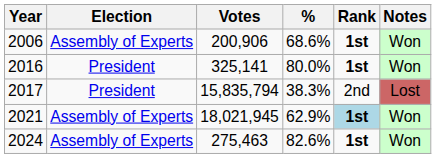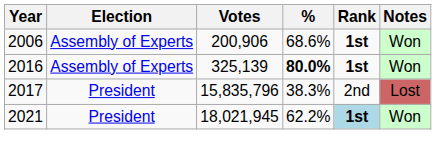(122, 66) President -> (122, 66) Assembly of Experts
(240, 66) 325,141 -> (240, 66) 325,139
(308, 66) normal -> (308, 66) bold
(240, 91) 15,835,794 -> (240, 91) 15,835,796
(122, 116) Assembly of Experts -> (122, 116) President
(308, 116) 62.9% -> (308, 116) 62.2%
- row: (26, 141)
